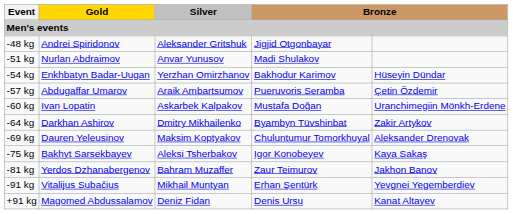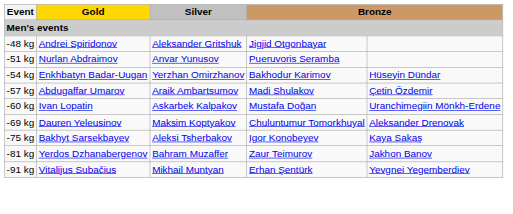(287, 59) Madi Shulakov -> (294, 59) Pueruvoris Seramba
(299, 91) Pueruvoris Seramba -> (282, 91) Madi Shulakov
- row: (20, 122)
- row: (22, 201)
